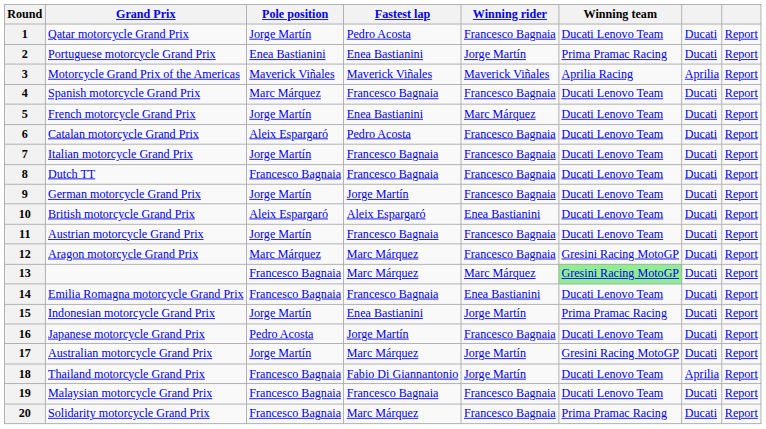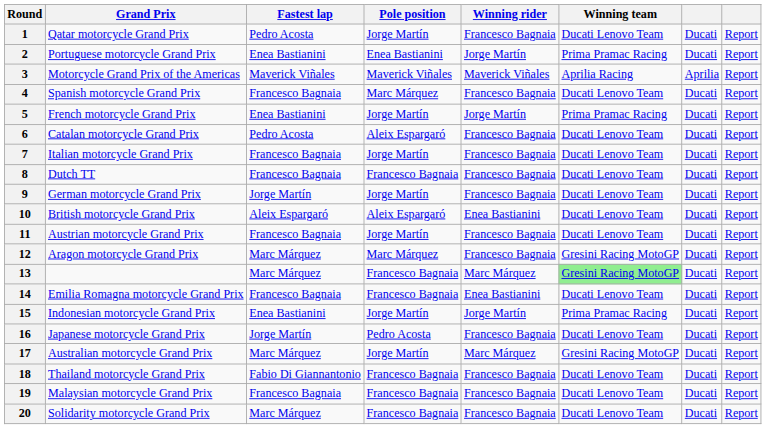columns swapped: (295, 14) <-> (403, 14)
(500, 113) Marc Márquez -> (495, 113) Jorge Martín
(612, 113) Ducati Lenovo Team -> (614, 113) Prima Pramac Racing
(495, 353) Jorge Martín -> (500, 353) Marc Márquez
(495, 373) Jorge Martín -> (510, 373) Francesco Bagnaia
(702, 373) Aprilia -> (701, 373) Ducati
(614, 413) Prima Pramac Racing -> (612, 413) Ducati Lenovo Team
